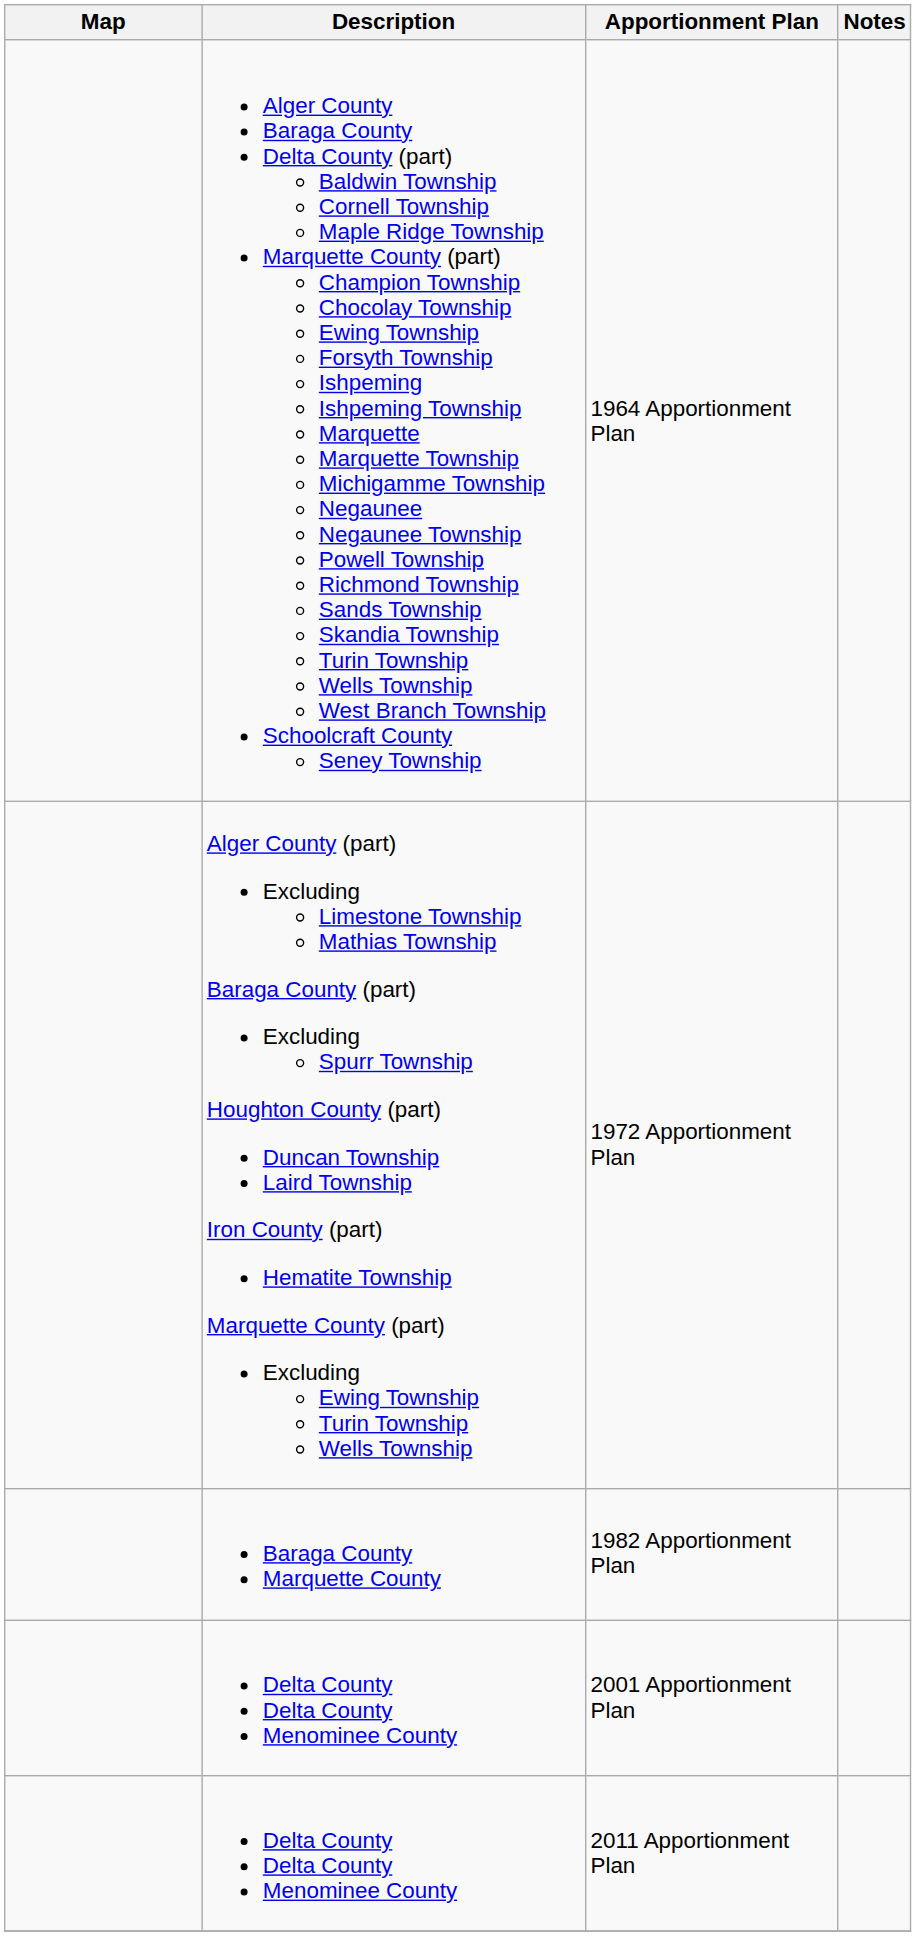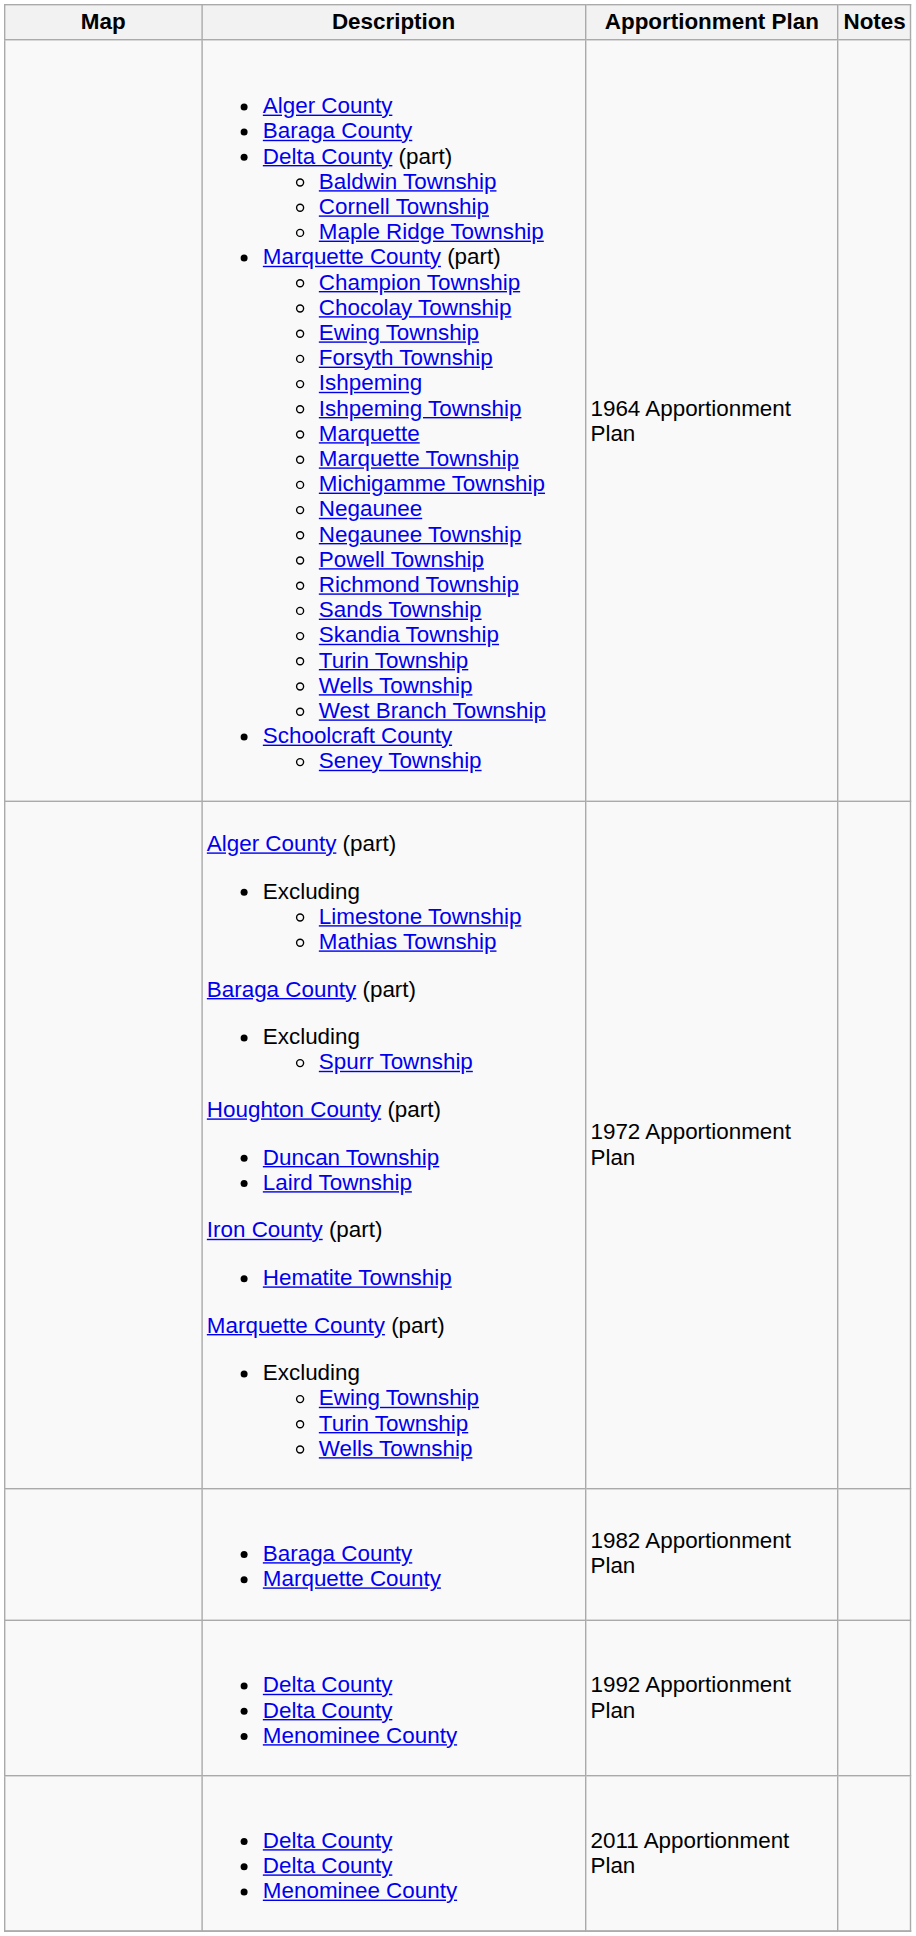+ row: (691, 1697)
- row: (691, 1697)
